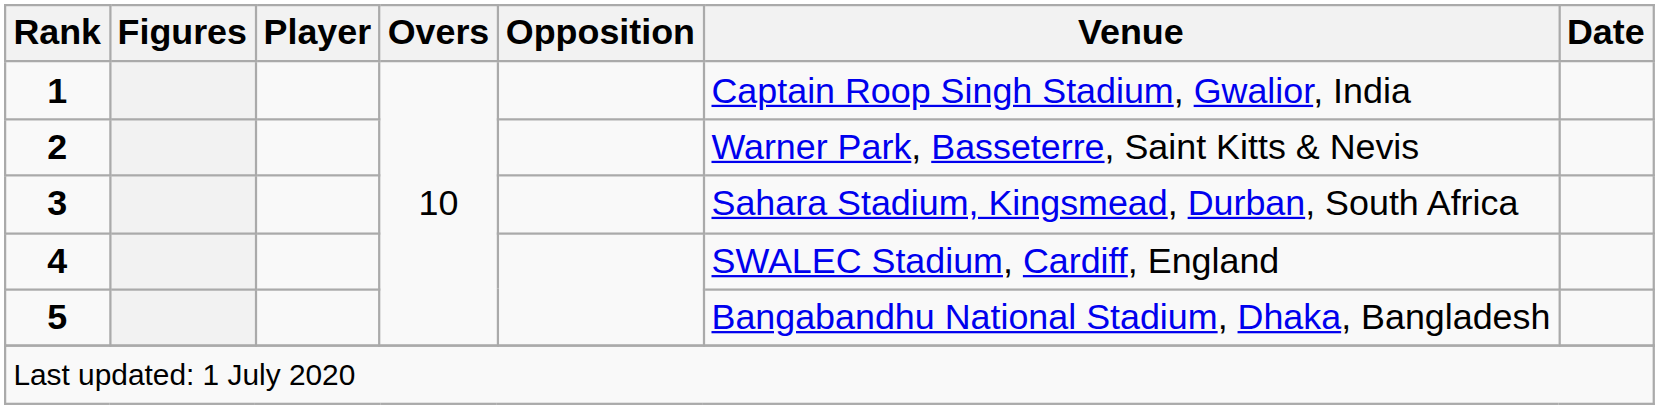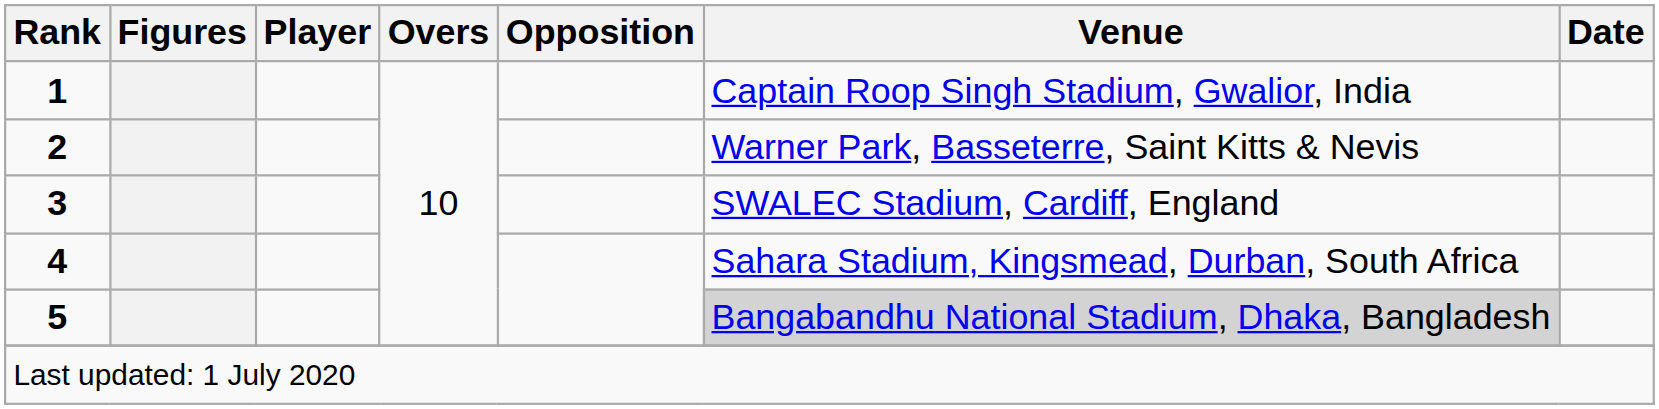(1115, 203) Sahara Stadium, Kingsmead, Durban, South Africa -> (995, 203) SWALEC Stadium, Cardiff, England
(995, 260) SWALEC Stadium, Cardiff, England -> (1115, 260) Sahara Stadium, Kingsmead, Durban, South Africa
(1131, 317) no background -> (1131, 317) lightgrey background
